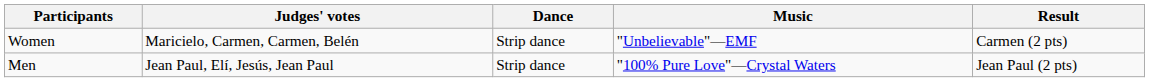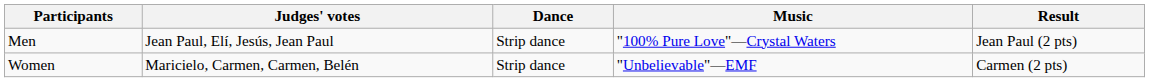rows swapped: (31, 40) <-> (22, 64)
